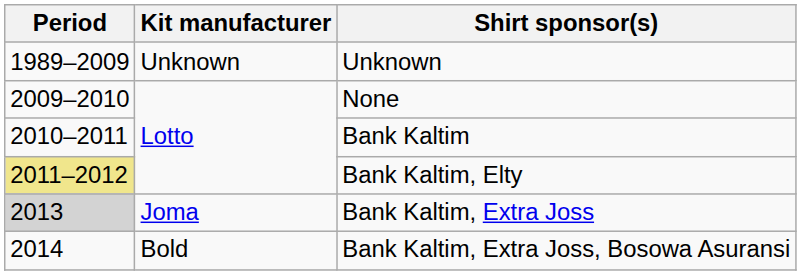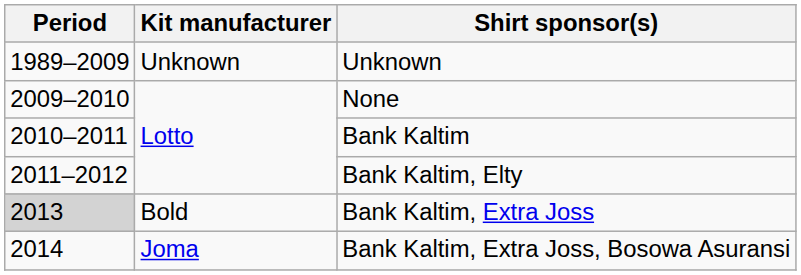(69, 174) khaki background -> (69, 174) no background
(170, 212) Joma -> (164, 212) Bold
(164, 250) Bold -> (170, 250) Joma
